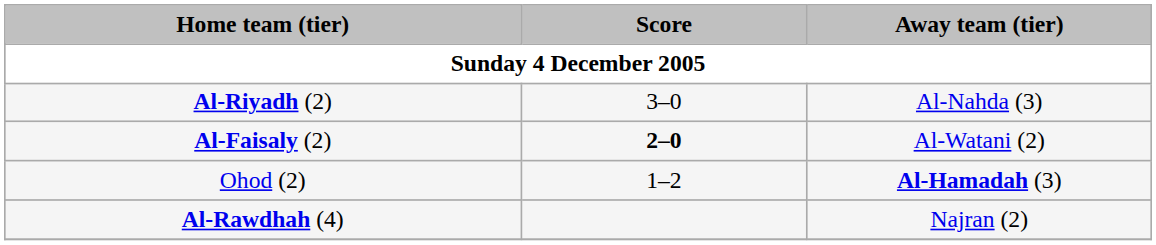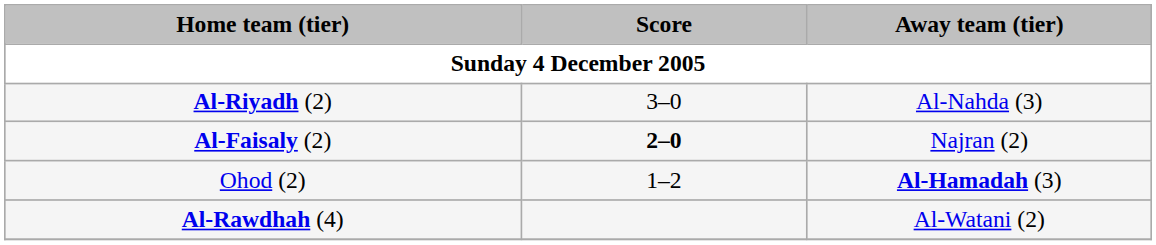(979, 141) Al-Watani (2) -> (979, 141) Najran (2)
(979, 219) Najran (2) -> (979, 219) Al-Watani (2)
